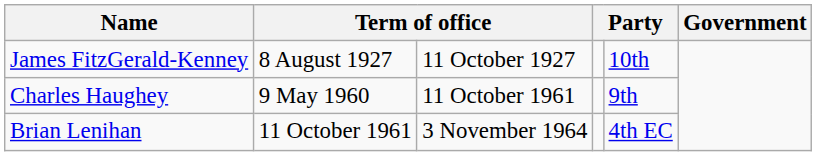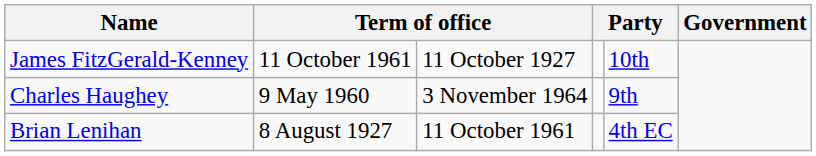(326, 58) 8 August 1927 -> (335, 58) 11 October 1961
(499, 95) 11 October 1961 -> (505, 95) 3 November 1964
(335, 131) 11 October 1961 -> (326, 131) 8 August 1927
(505, 131) 3 November 1964 -> (499, 131) 11 October 1961
